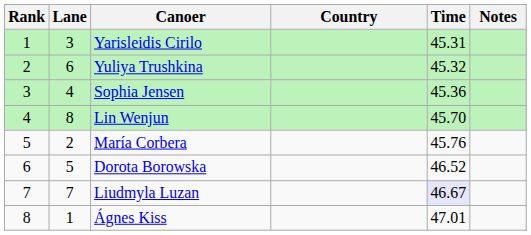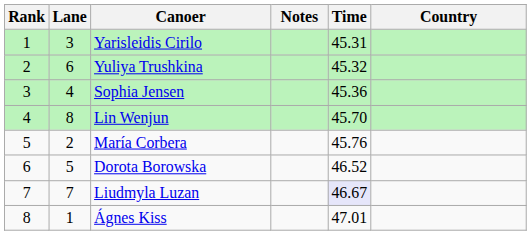columns swapped: (349, 17) <-> (498, 17)
